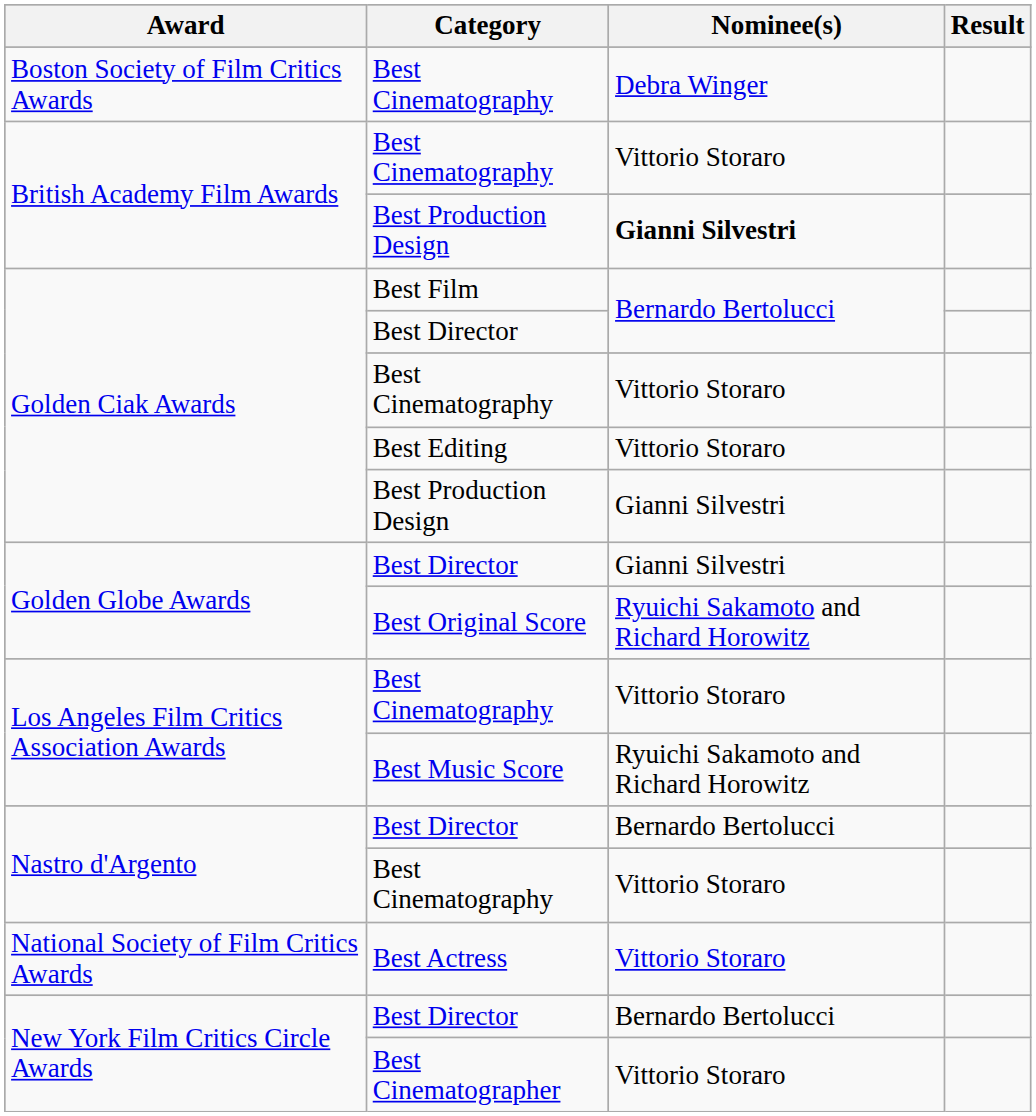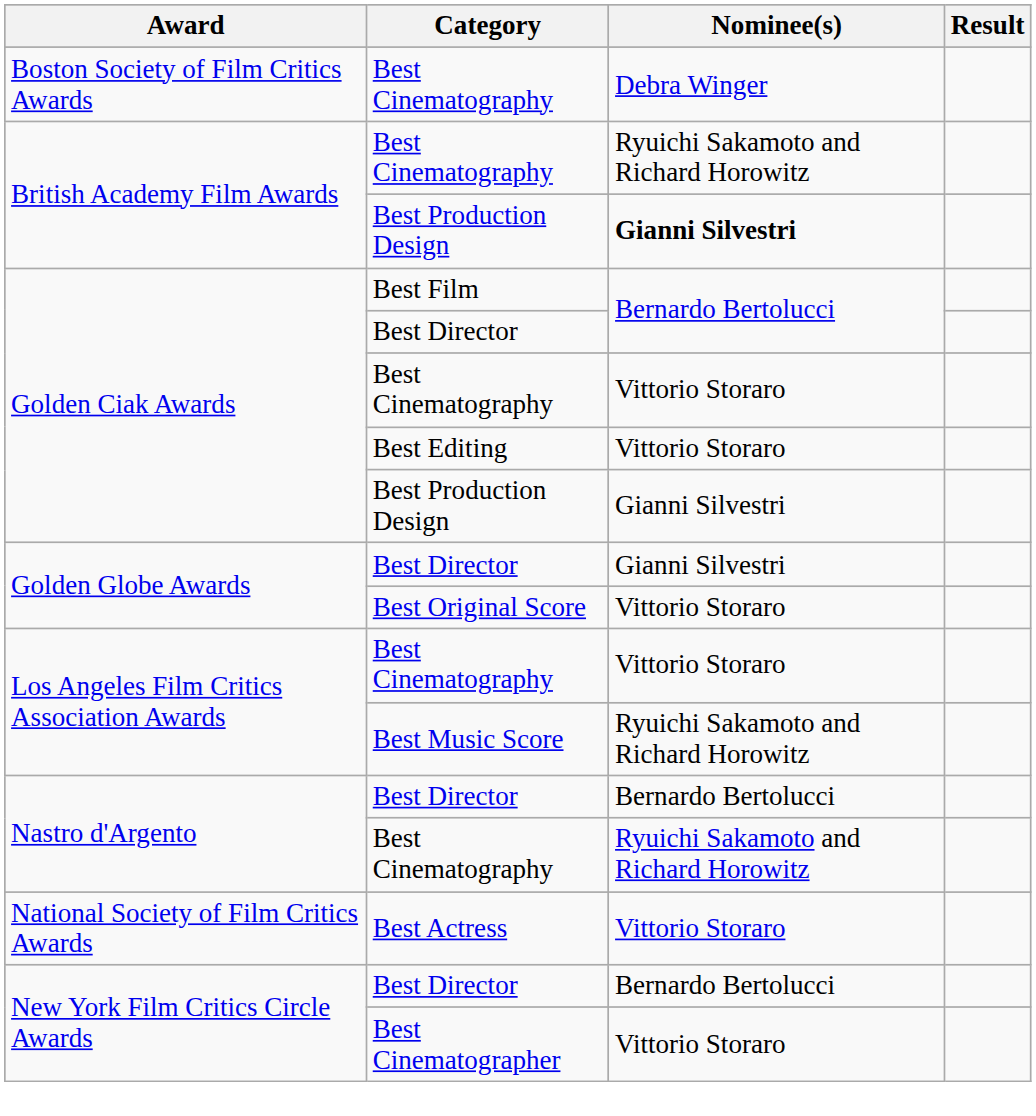(700, 157) Vittorio Storaro -> (738, 157) Ryuichi Sakamoto and Richard Horowitz
(738, 622) Ryuichi Sakamoto and Richard Horowitz -> (700, 606) Vittorio Storaro
(700, 884) Vittorio Storaro -> (738, 854) Ryuichi Sakamoto and Richard Horowitz
